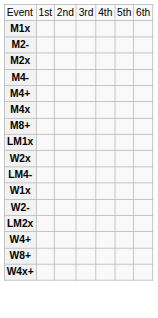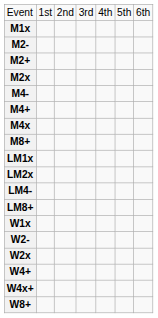+ row: (20, 61)
rows swapped: (20, 223) <-> (20, 158)
+ row: (20, 207)
rows swapped: (20, 272) <-> (20, 256)
